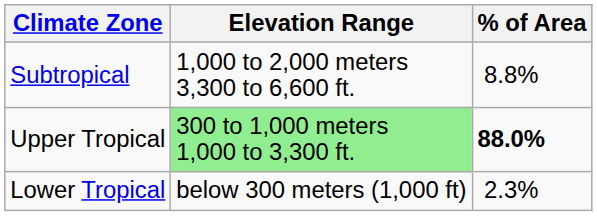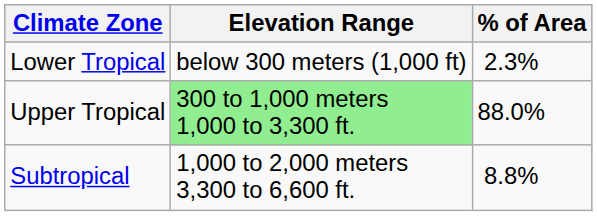rows swapped: (88, 190) <-> (70, 74)
(511, 139) bold -> (511, 112) normal
